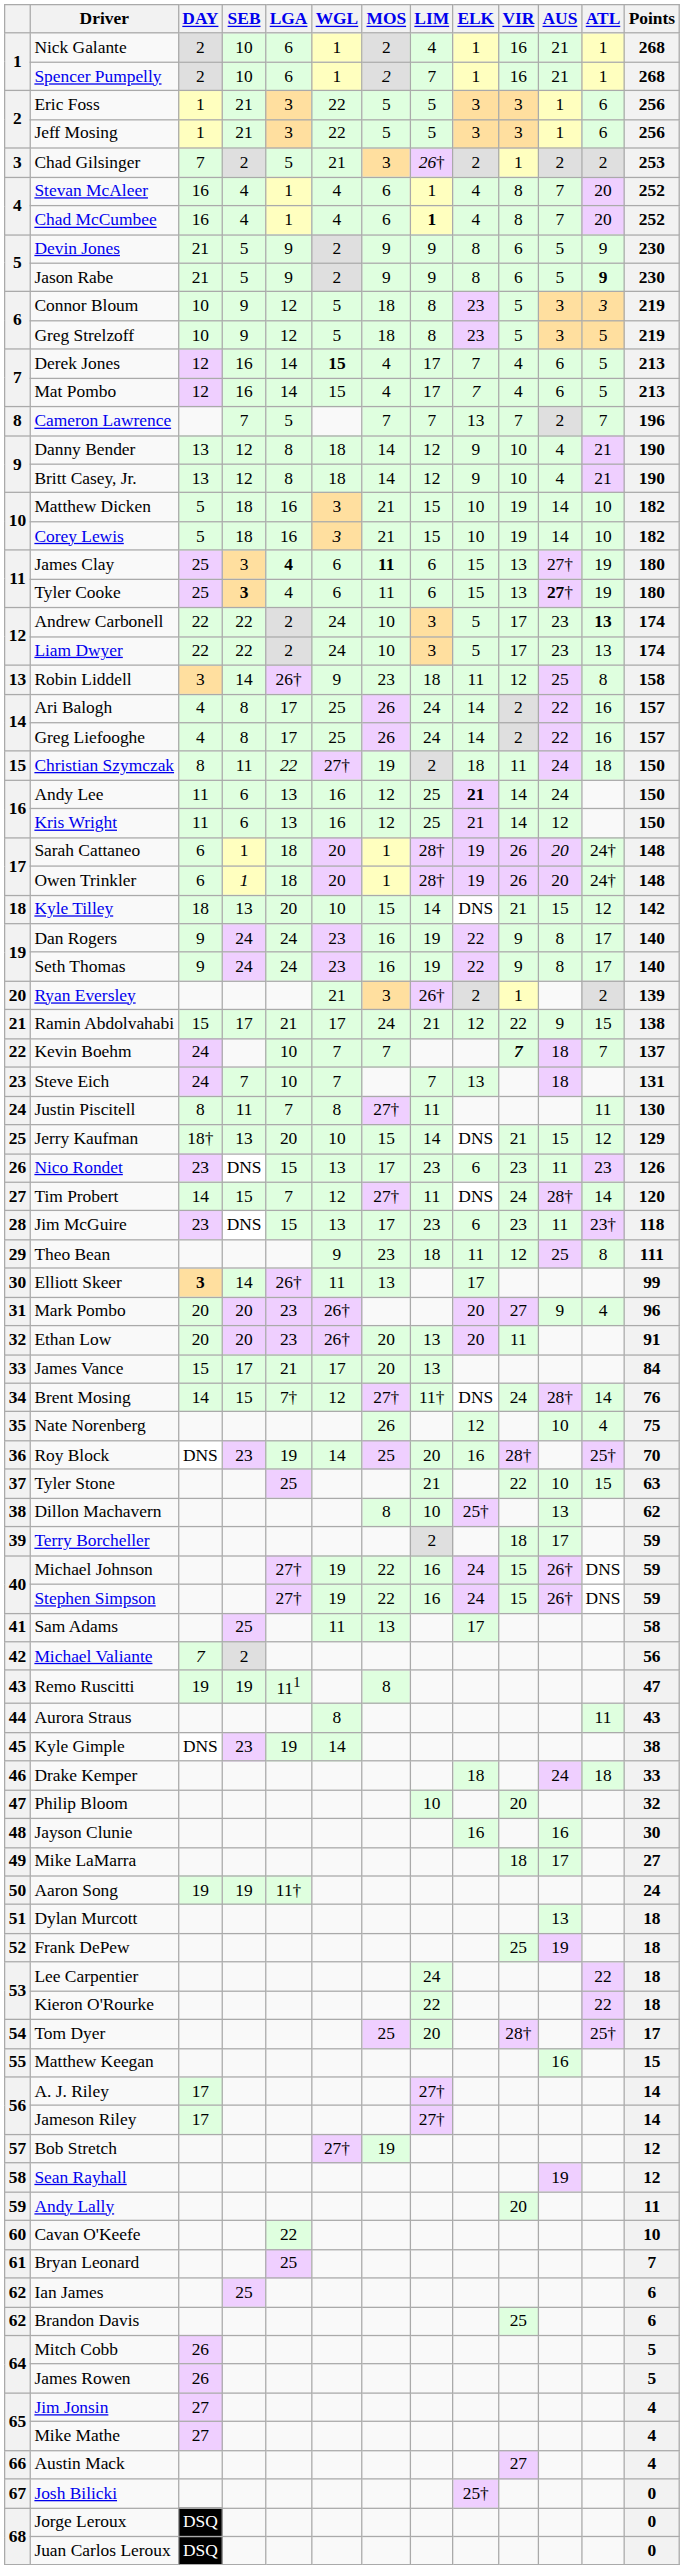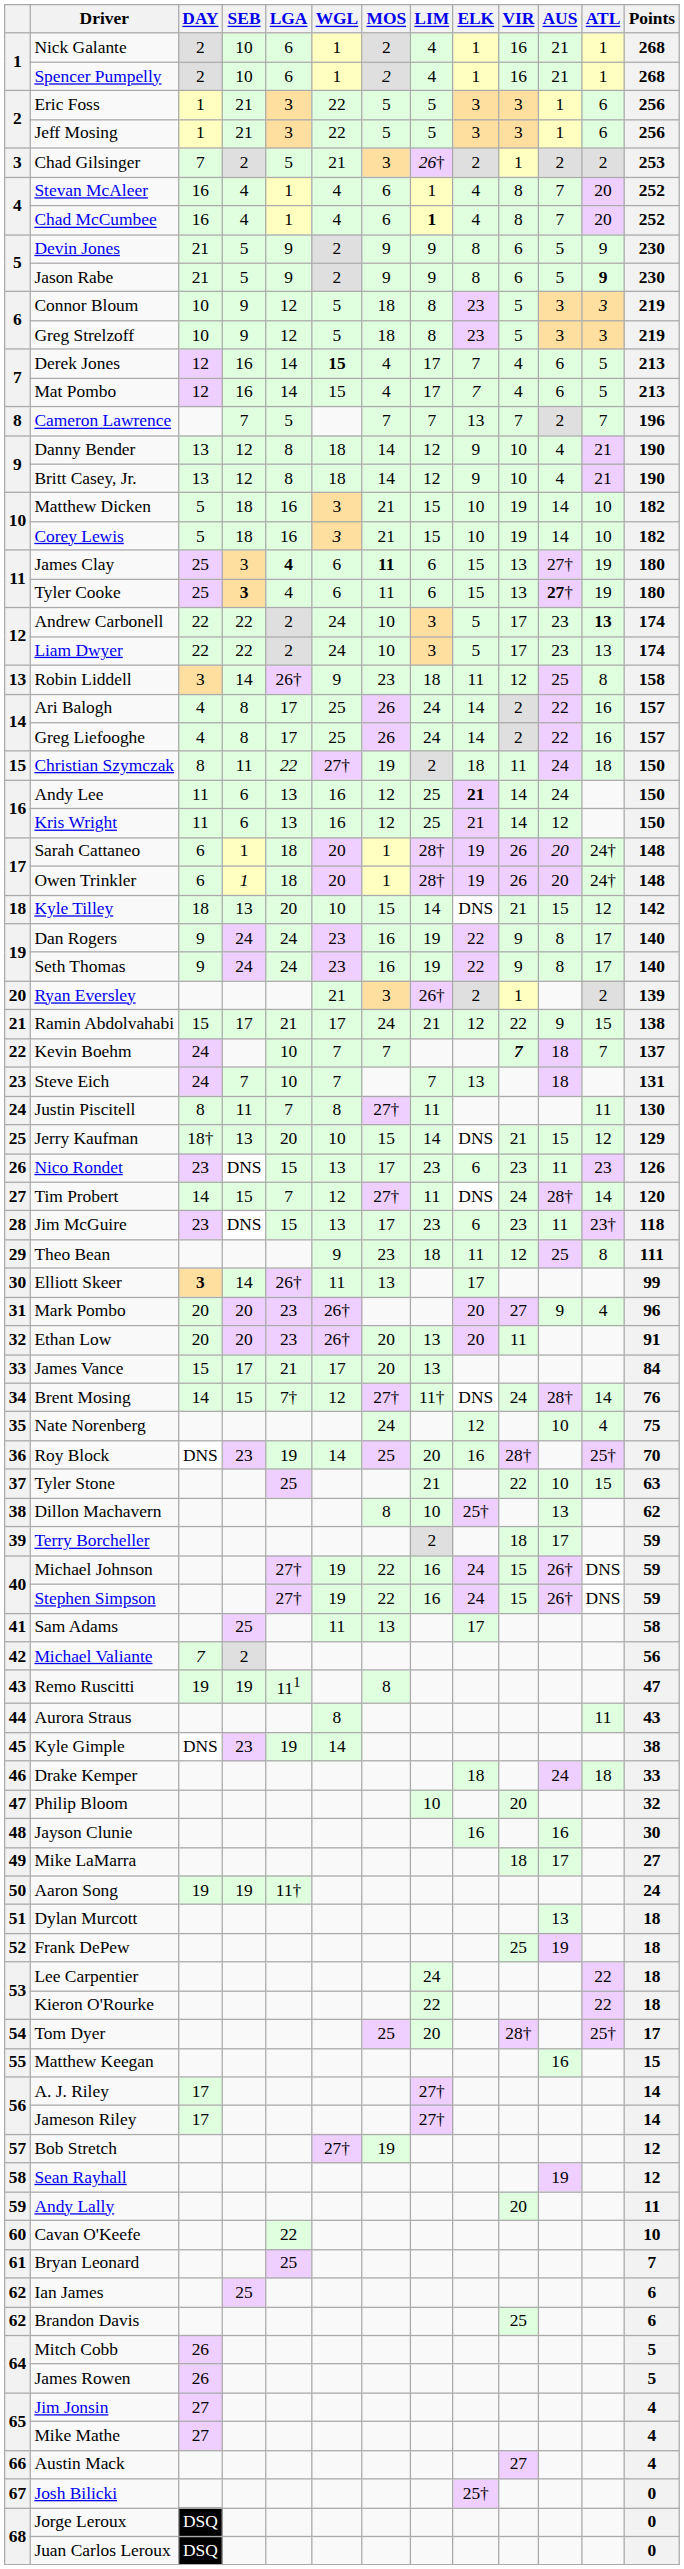(432, 75) 7 -> (432, 75) 4
(603, 334) 5 -> (603, 334) 3
(386, 1425) 26 -> (386, 1425) 24
